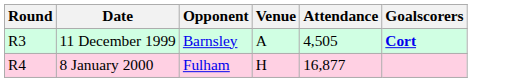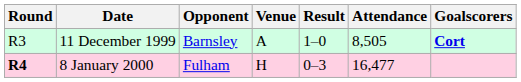+ column: (324, 16)
(320, 41) 4,505 -> (369, 41) 8,505
(17, 65) normal -> (17, 65) bold
(324, 65) 16,877 -> (373, 65) 16,477
